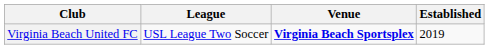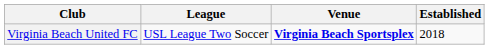(432, 34) 2019 -> (432, 34) 2018
